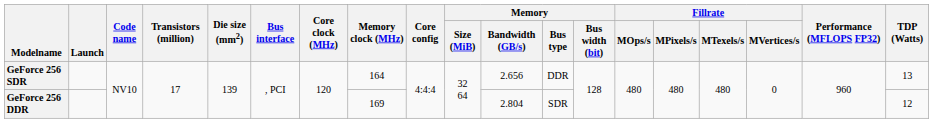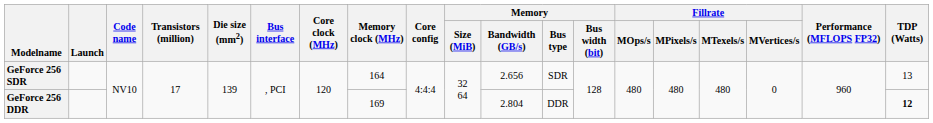(558, 75) DDR -> (558, 75) SDR
(558, 103) SDR -> (558, 103) DDR
(907, 103) normal -> (907, 103) bold
